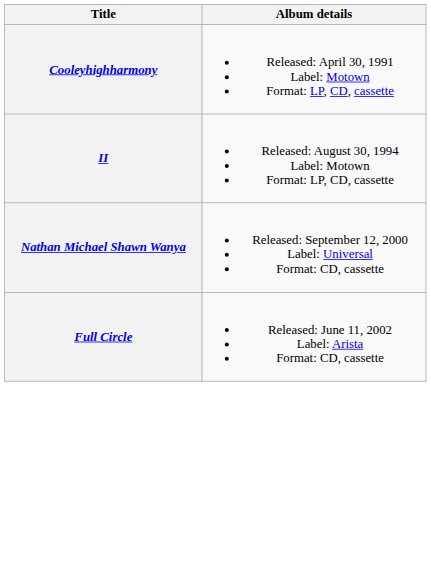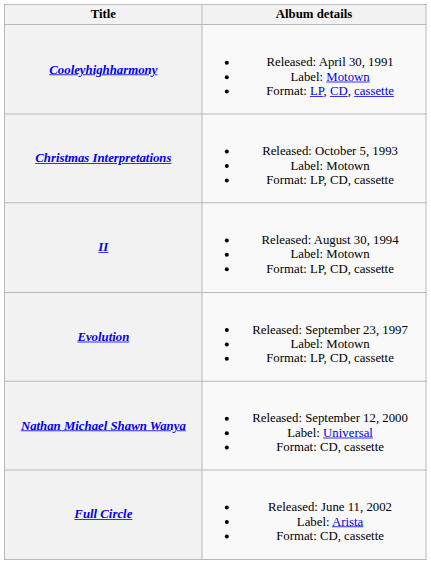+ row: (103, 158)
+ row: (103, 336)
